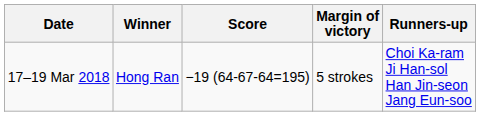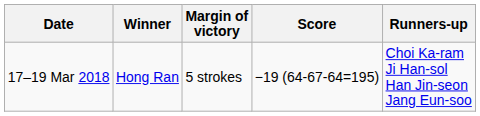columns swapped: (248, 24) <-> (348, 24)
